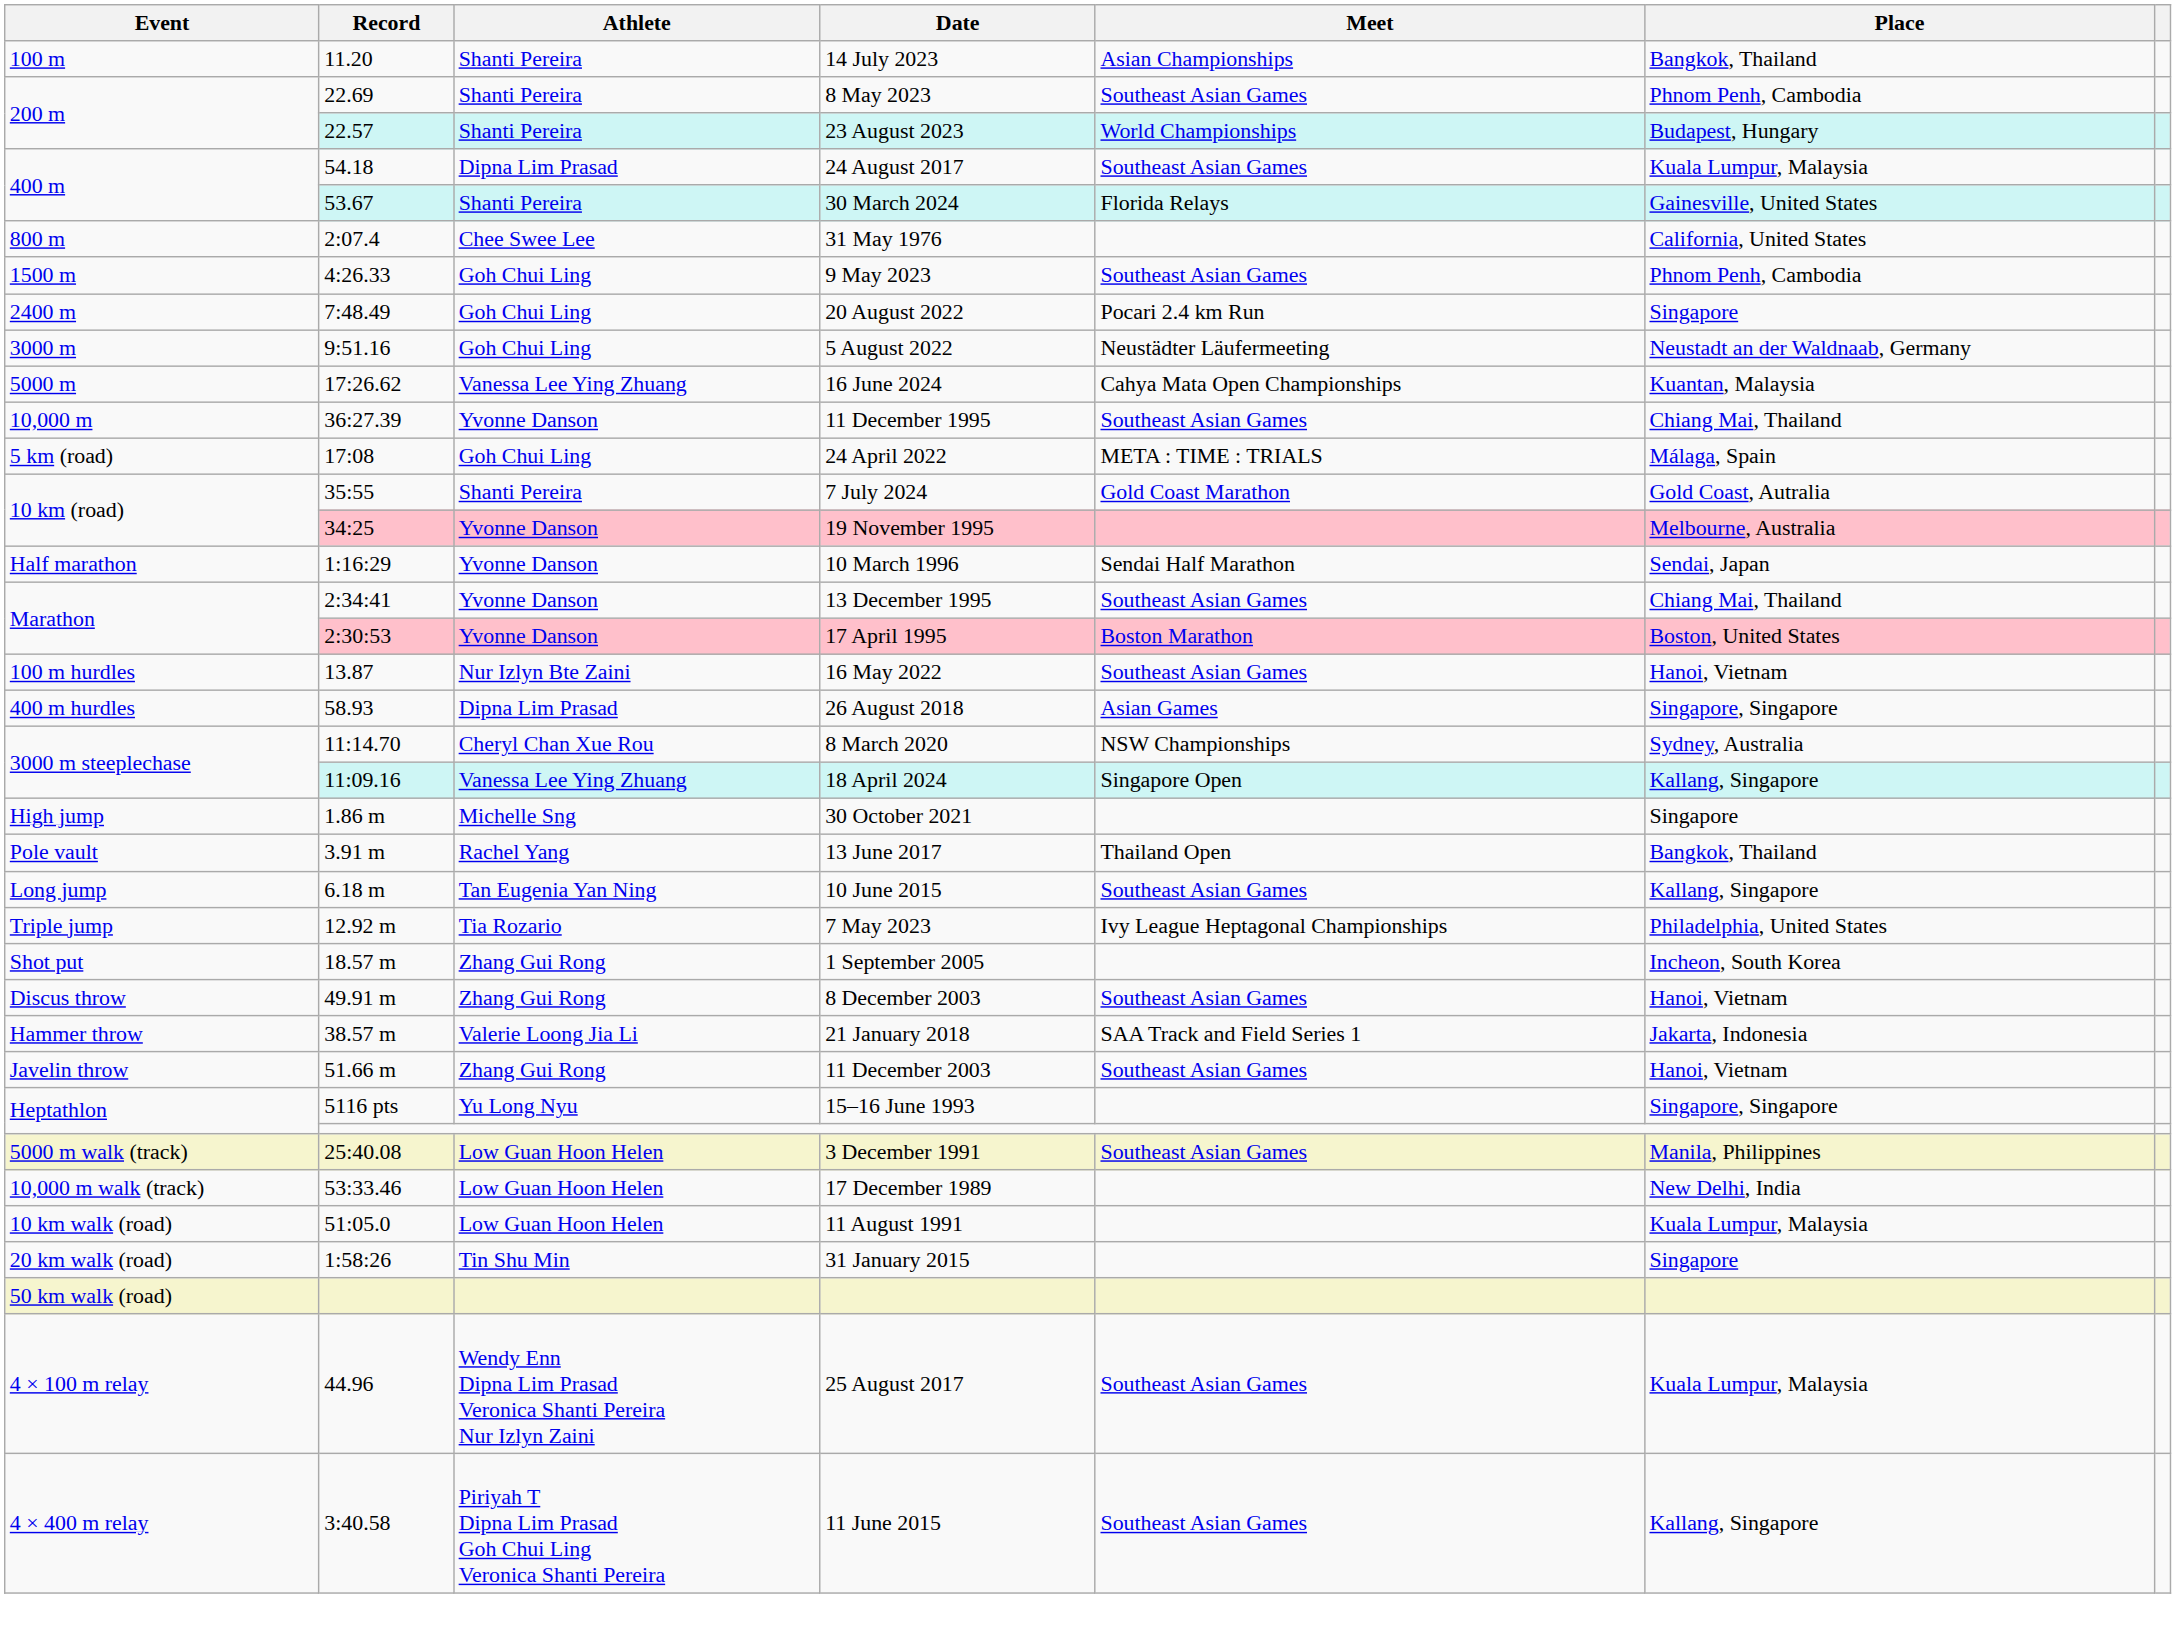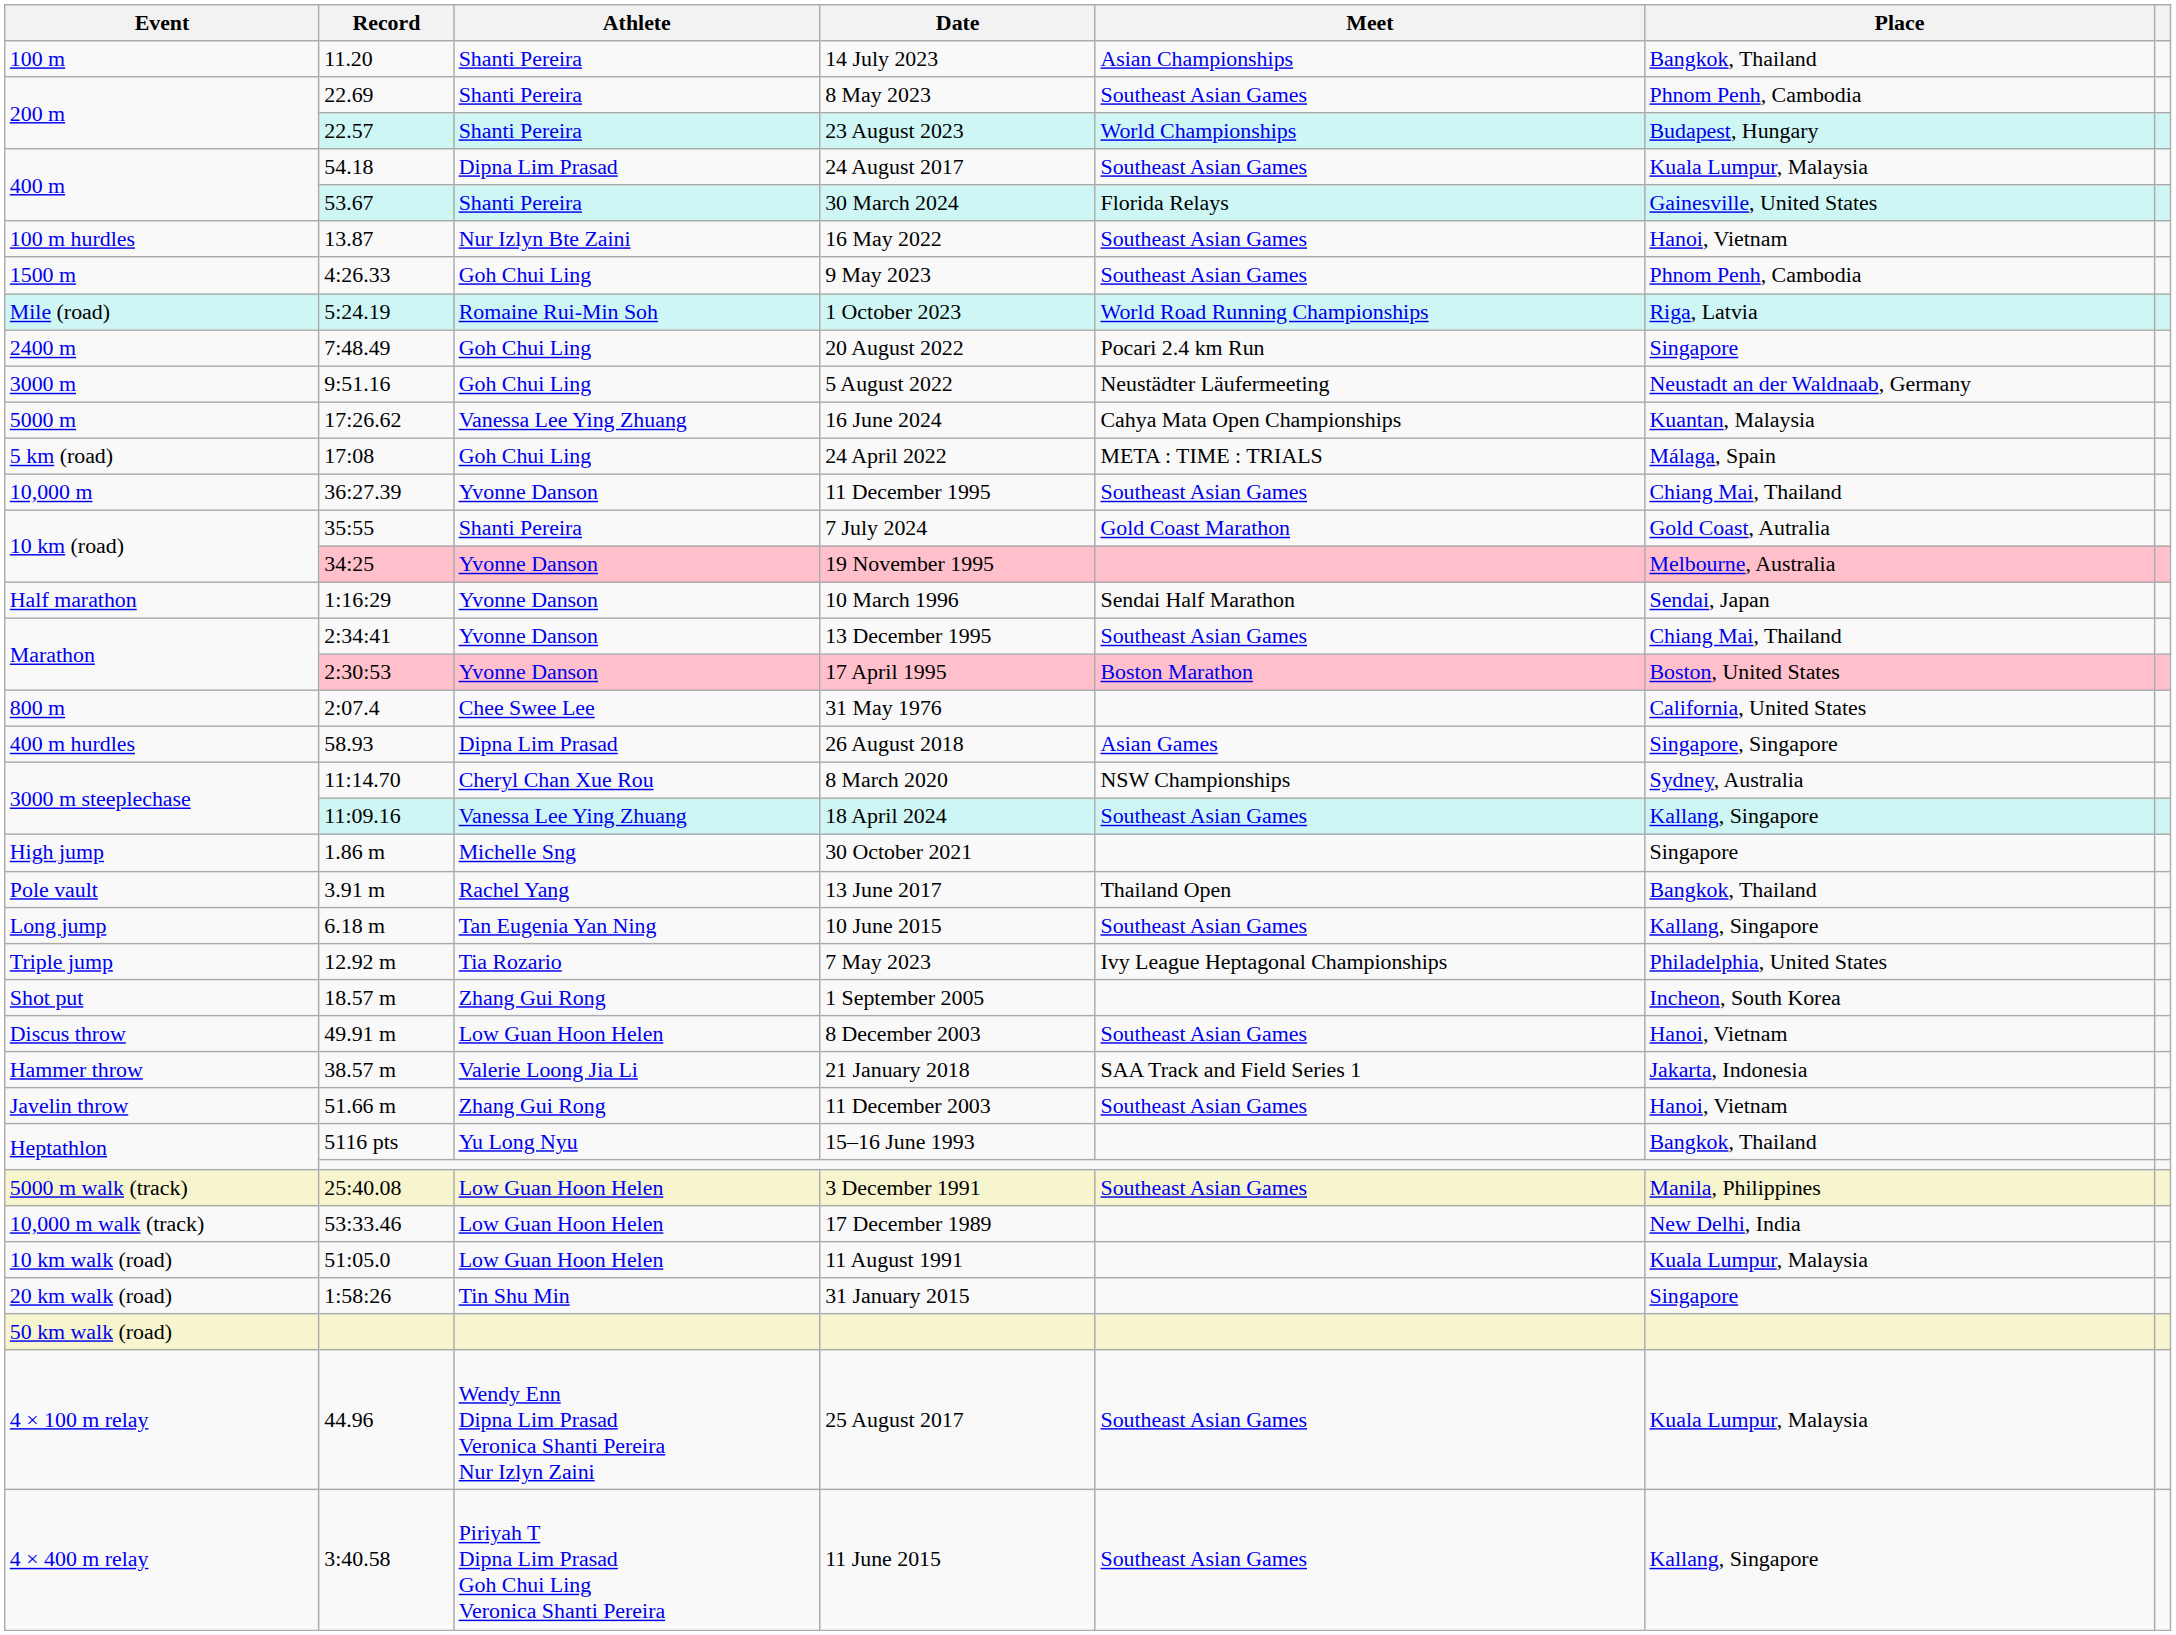rows swapped: (37, 239) <-> (72, 672)
+ row: (60, 311)
rows swapped: (61, 455) <-> (51, 419)
(1171, 780) Singapore Open -> (1204, 816) Southeast Asian Games
(532, 997) Zhang Gui Rong -> (561, 1033) Low Guan Hoon Helen
(1744, 1105) Singapore, Singapore -> (1733, 1141) Bangkok, Thailand
